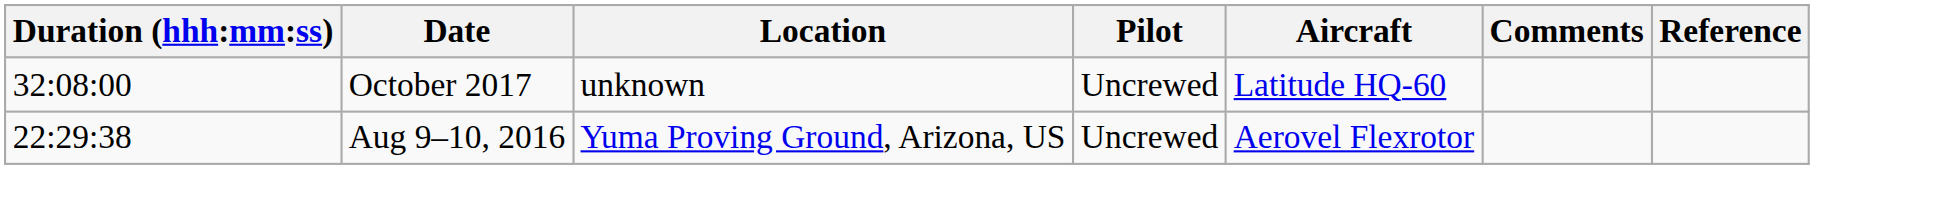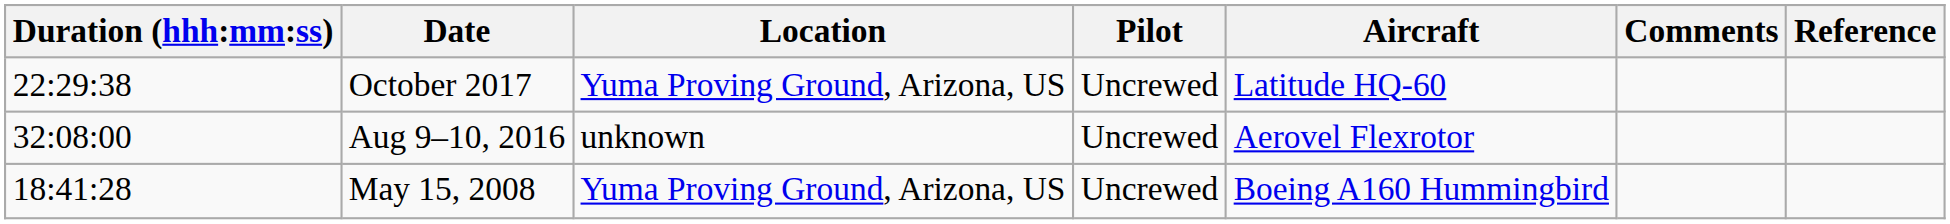(72, 84) 32:08:00 -> (72, 84) 22:29:38
(643, 84) unknown -> (823, 84) Yuma Proving Ground, Arizona, US
(72, 137) 22:29:38 -> (72, 137) 32:08:00
(823, 137) Yuma Proving Ground, Arizona, US -> (643, 137) unknown
+ row: (442, 190)
